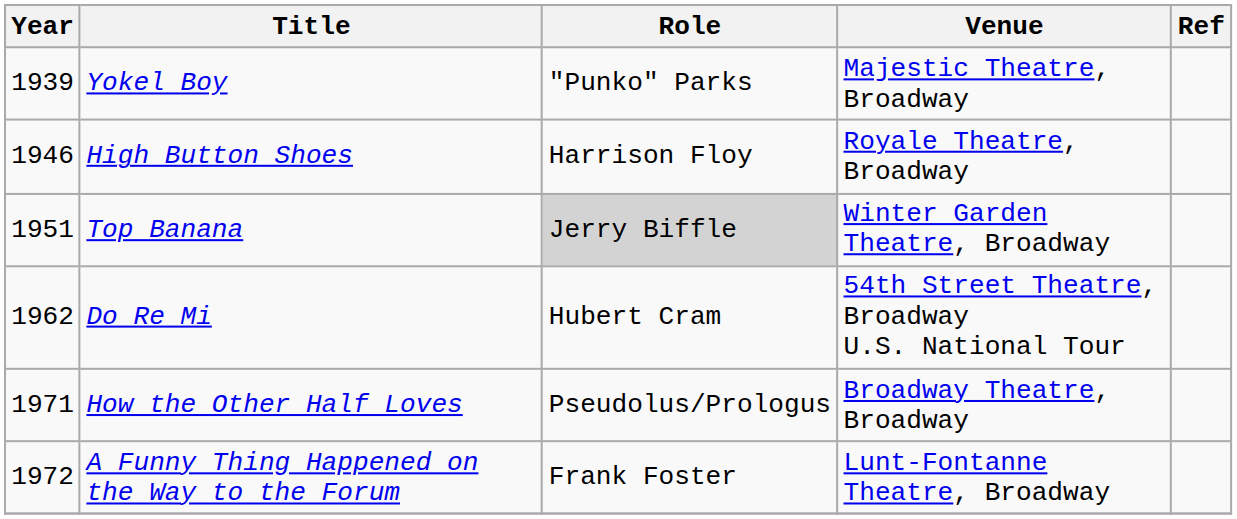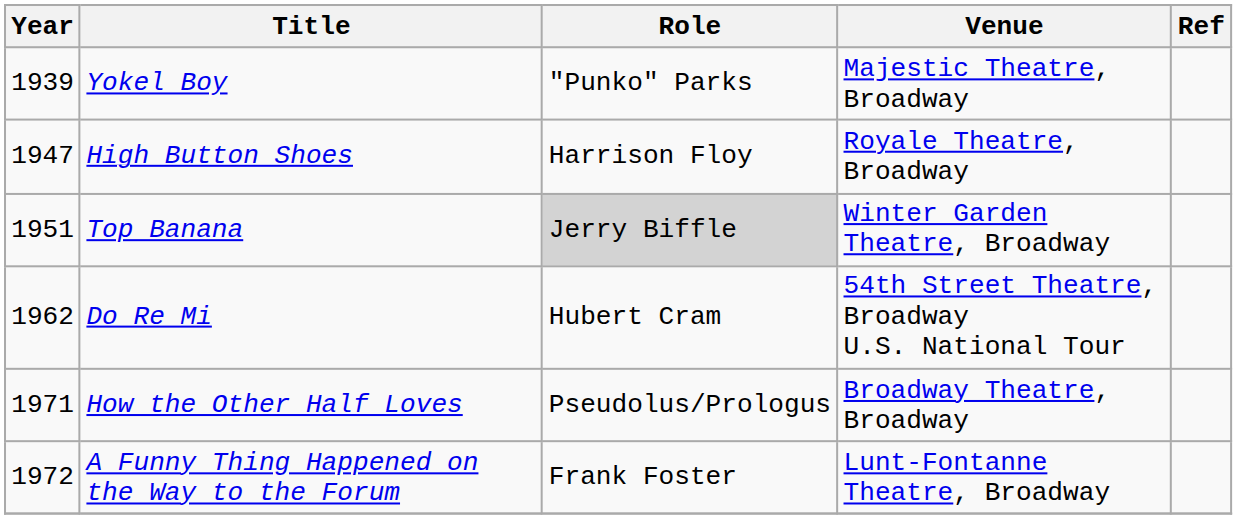(43, 157) 1946 -> (43, 157) 1947
